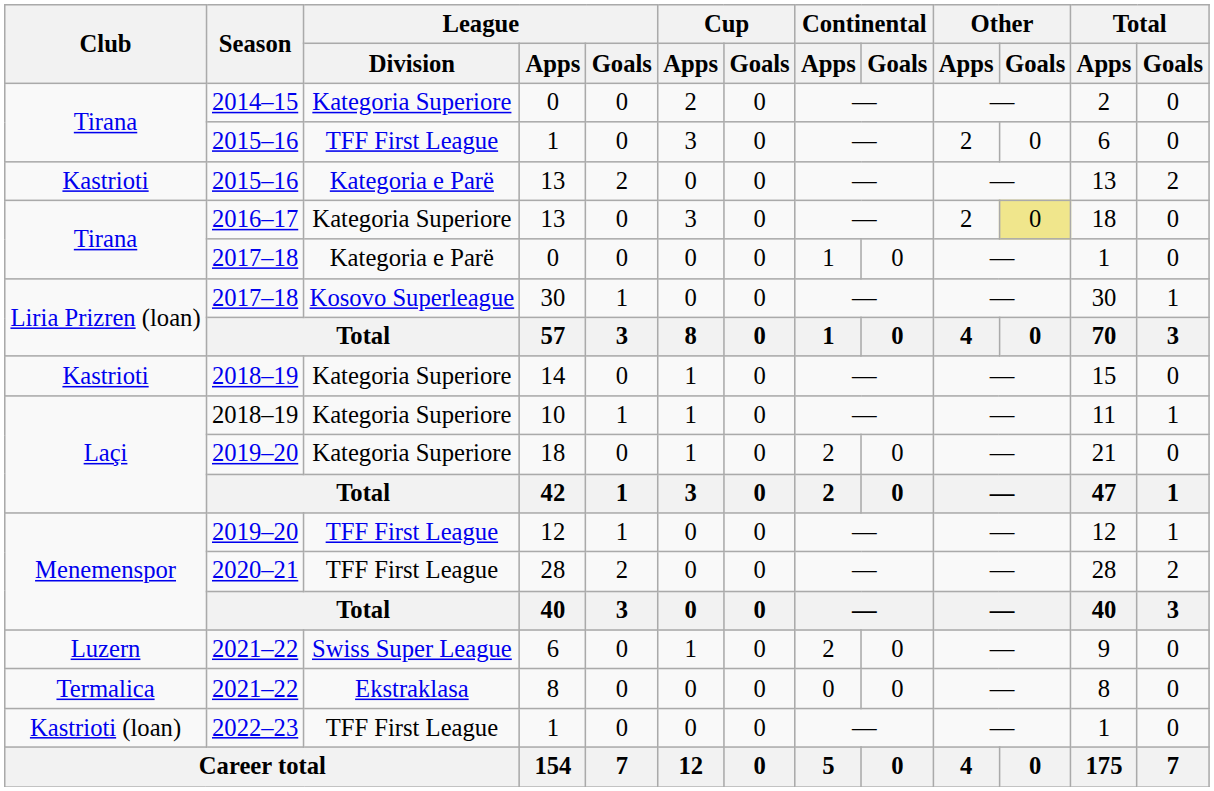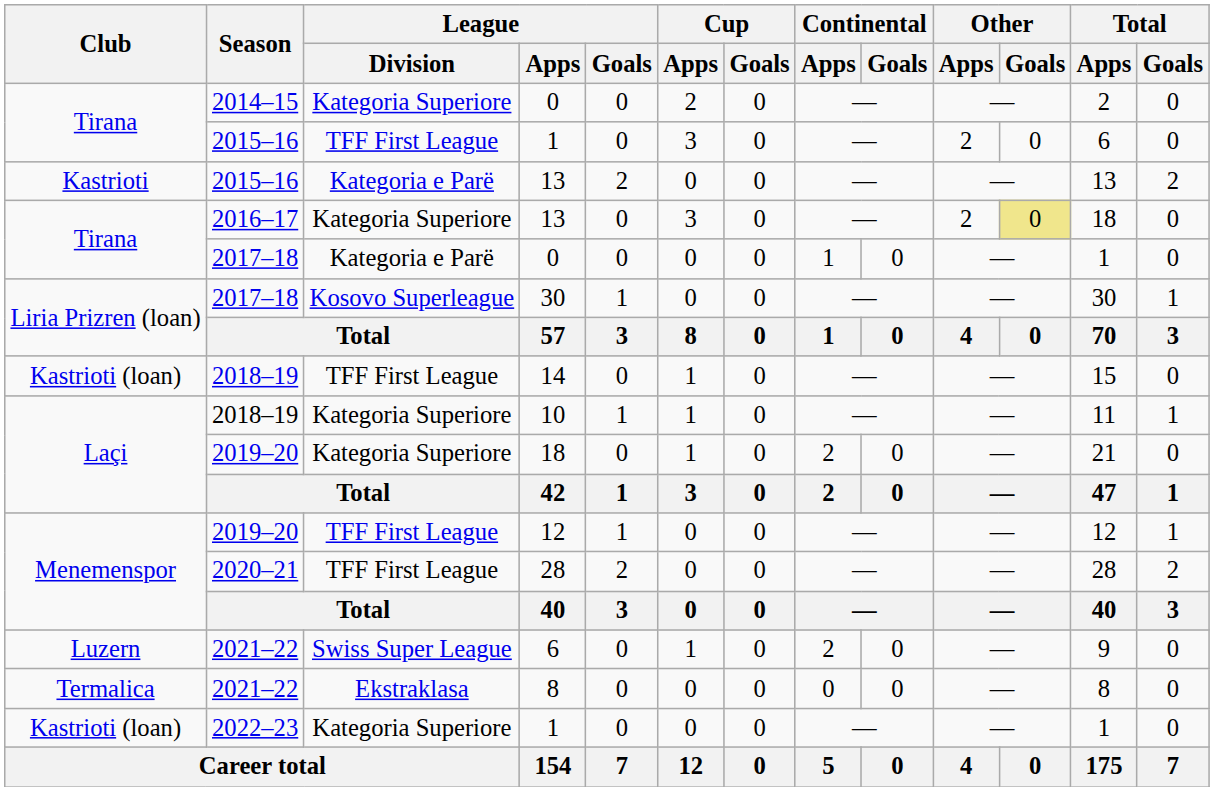(106, 375) Kastrioti -> (106, 375) Kastrioti (loan)
(412, 375) Kategoria Superiore -> (412, 375) TFF First League
(412, 727) TFF First League -> (412, 727) Kategoria Superiore
